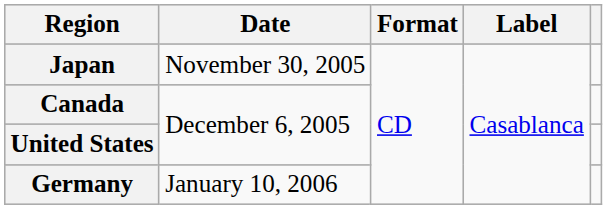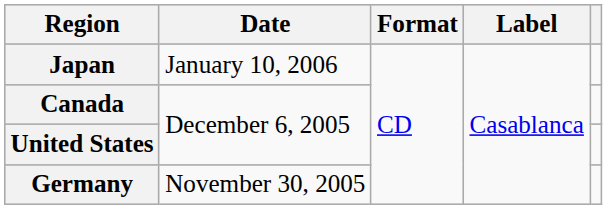(265, 64) November 30, 2005 -> (251, 64) January 10, 2006
(251, 183) January 10, 2006 -> (265, 183) November 30, 2005
